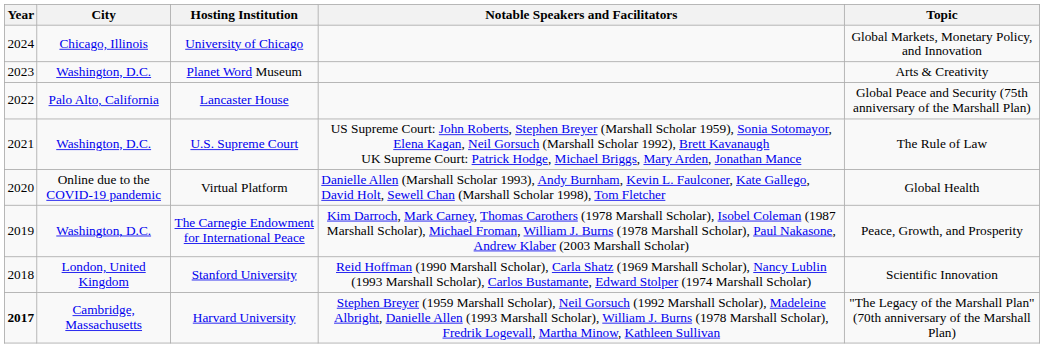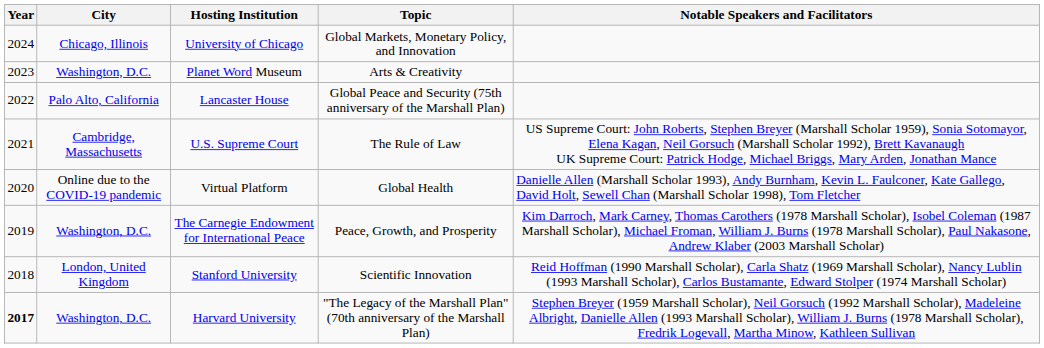columns swapped: (942, 15) <-> (581, 15)
(104, 144) Washington, D.C. -> (104, 144) Cambridge, Massachusetts
(104, 317) Cambridge, Massachusetts -> (104, 317) Washington, D.C.
